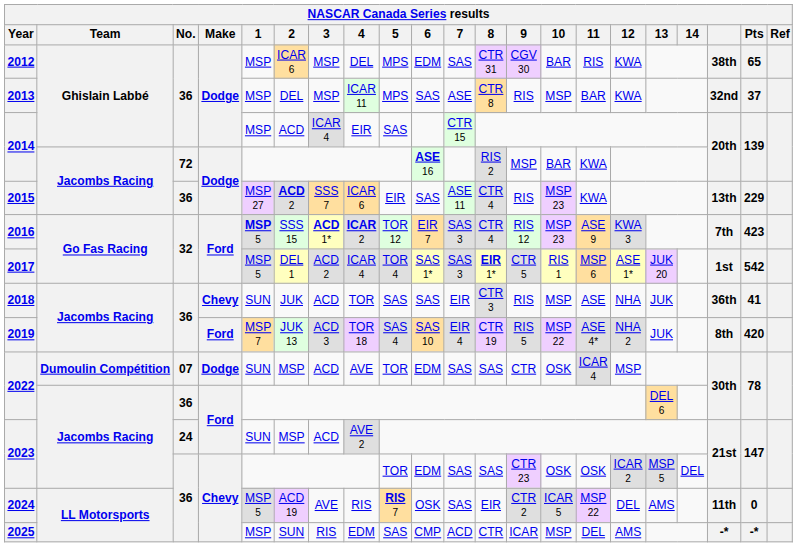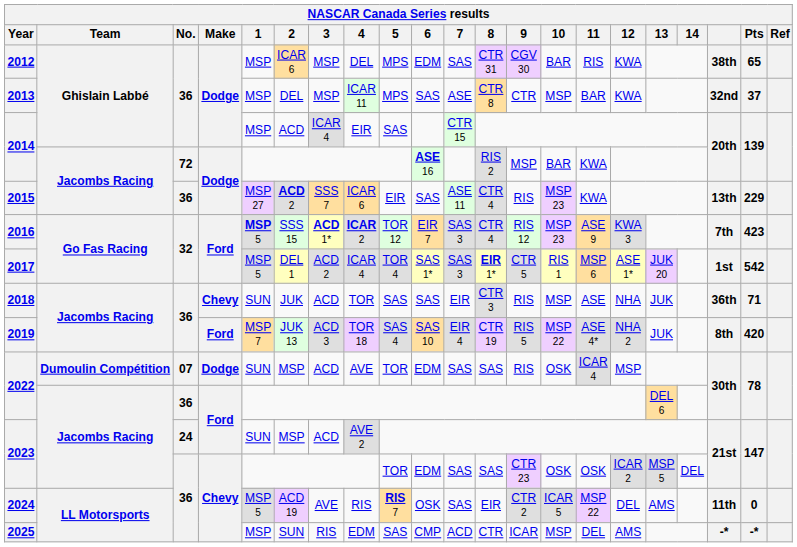(524, 96) RIS -> (524, 96) CTR
(754, 300) 41 -> (754, 300) 71
(524, 369) CTR -> (524, 369) RIS
